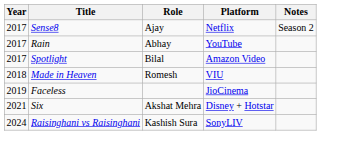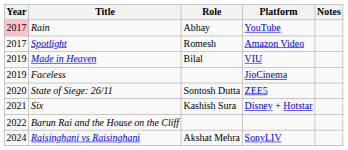- row: (45, 28)
(17, 43) no background -> (17, 28) pink background
(154, 59) Bilal -> (200, 43) Romesh
(17, 75) 2018 -> (17, 59) 2019
(161, 75) Romesh -> (193, 59) Bilal
+ row: (72, 91)
(173, 106) Akshat Mehra -> (210, 106) Kashish Sura
+ row: (105, 122)
(171, 122) Kashish Sura -> (212, 138) Akshat Mehra
